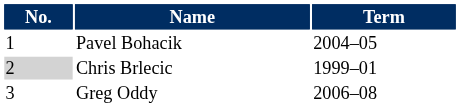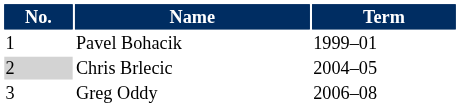(345, 42) 2004–05 -> (345, 42) 1999–01
(345, 68) 1999–01 -> (345, 68) 2004–05
